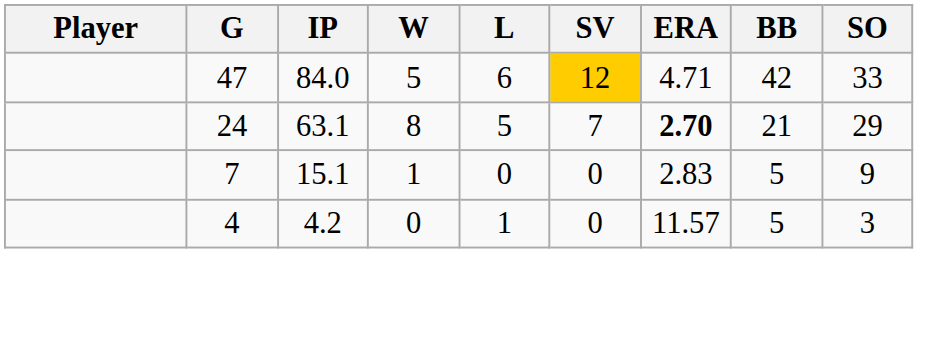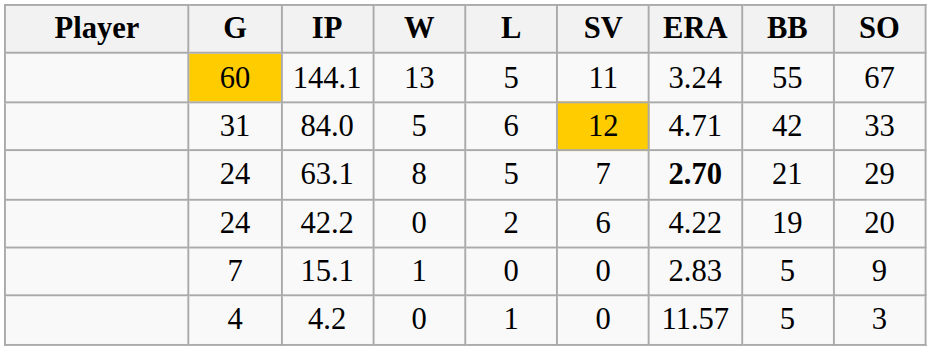+ row: (327, 77)
(232, 77) 47 -> (235, 125) 31
+ row: (327, 222)
